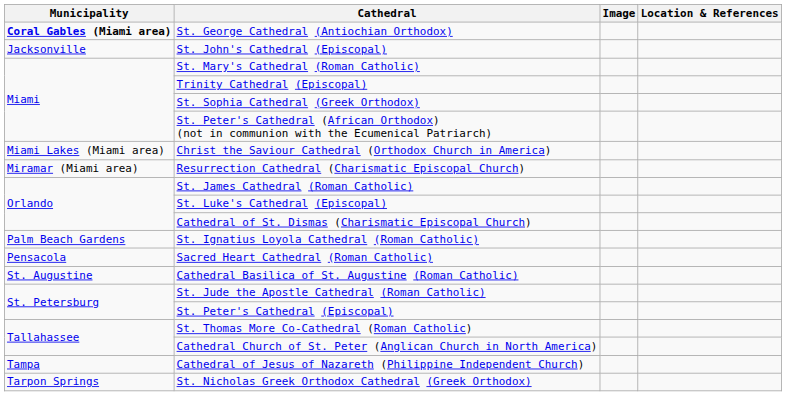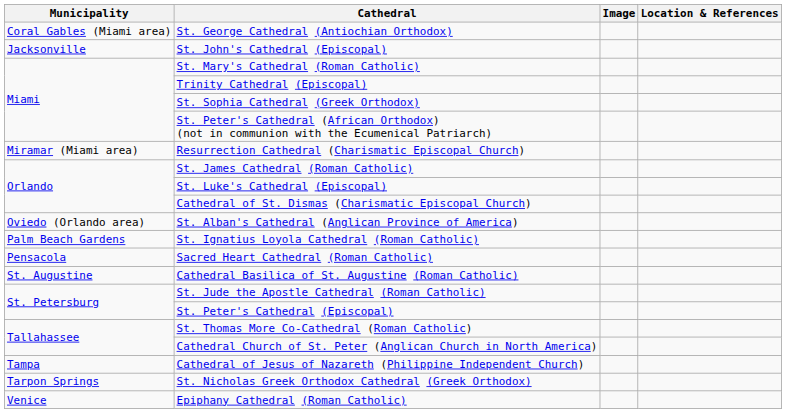(89, 31) bold -> (89, 31) normal
- row: (364, 151)
+ row: (348, 222)
+ row: (292, 400)
